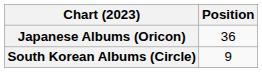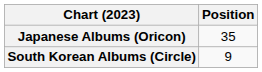(228, 36) 36 -> (228, 36) 35
